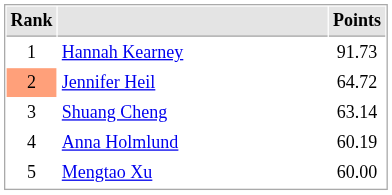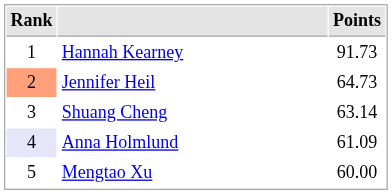(357, 82) 64.72 -> (357, 82) 64.73
(32, 142) no background -> (32, 142) lavender background
(357, 142) 60.19 -> (357, 142) 61.09
